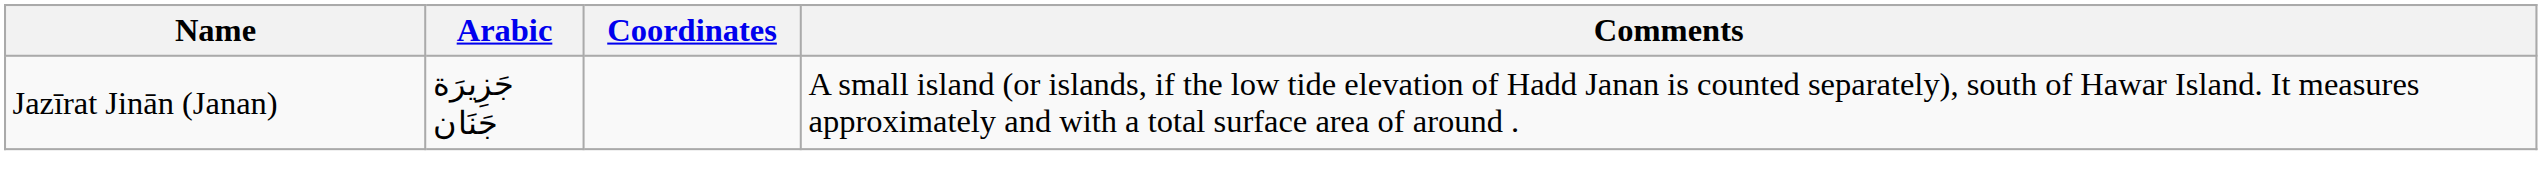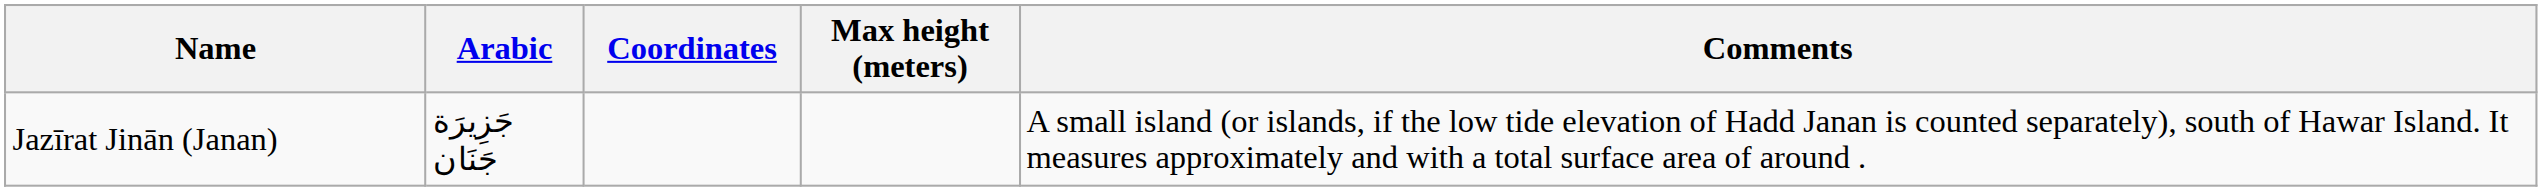+ column: (910, 48)
